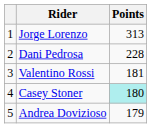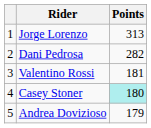(135, 54) 228 -> (135, 54) 282
